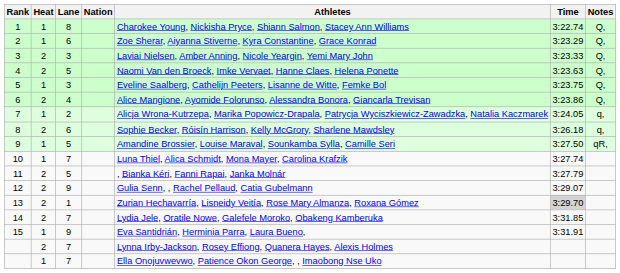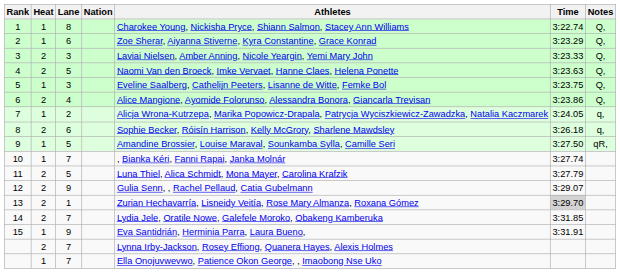(232, 159) Luna Thiel, Alica Schmidt, Mona Mayer, Carolina Krafzik -> (201, 159) , Bianka Kéri, Fanni Rapai, Janka Molnár
(201, 173) , Bianka Kéri, Fanni Rapai, Janka Molnár -> (232, 173) Luna Thiel, Alica Schmidt, Mona Mayer, Carolina Krafzik
